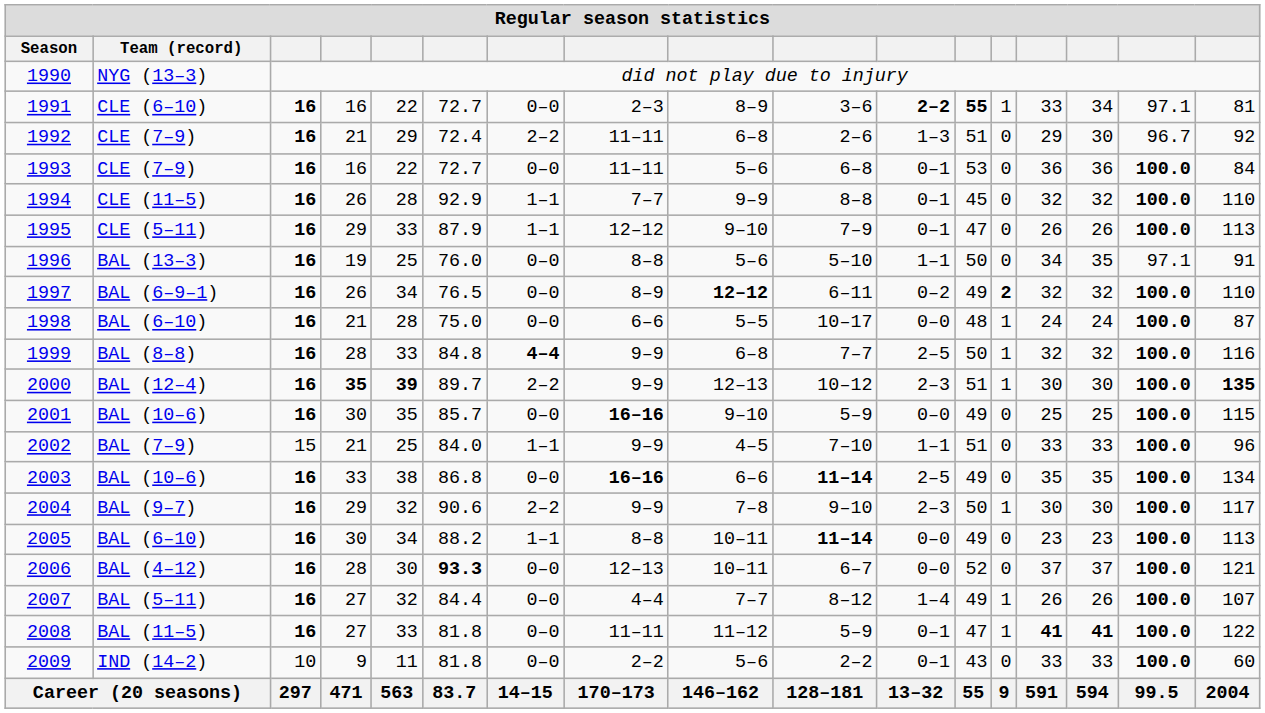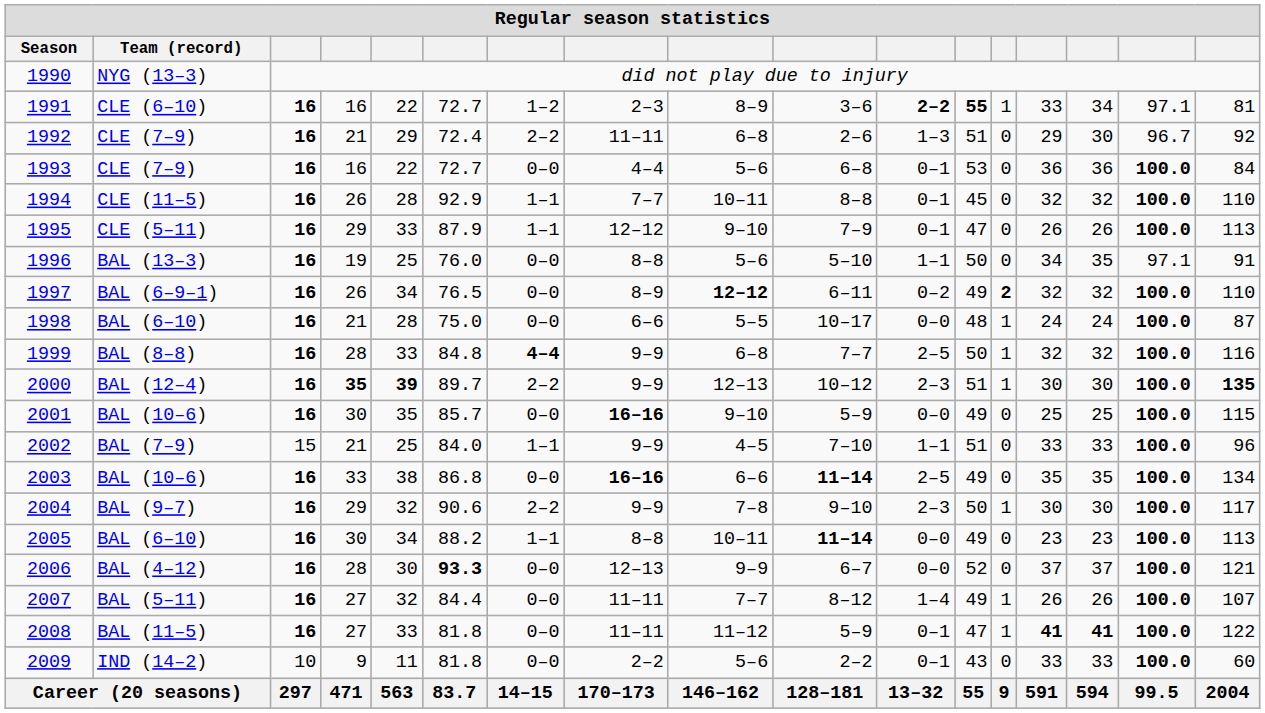(543, 107) 0–0 -> (543, 107) 1–2
(636, 169) 11–11 -> (647, 169) 4–4
(752, 200) 9–9 -> (741, 200) 10–11
(741, 570) 10–11 -> (752, 570) 9–9
(647, 601) 4–4 -> (636, 601) 11–11
